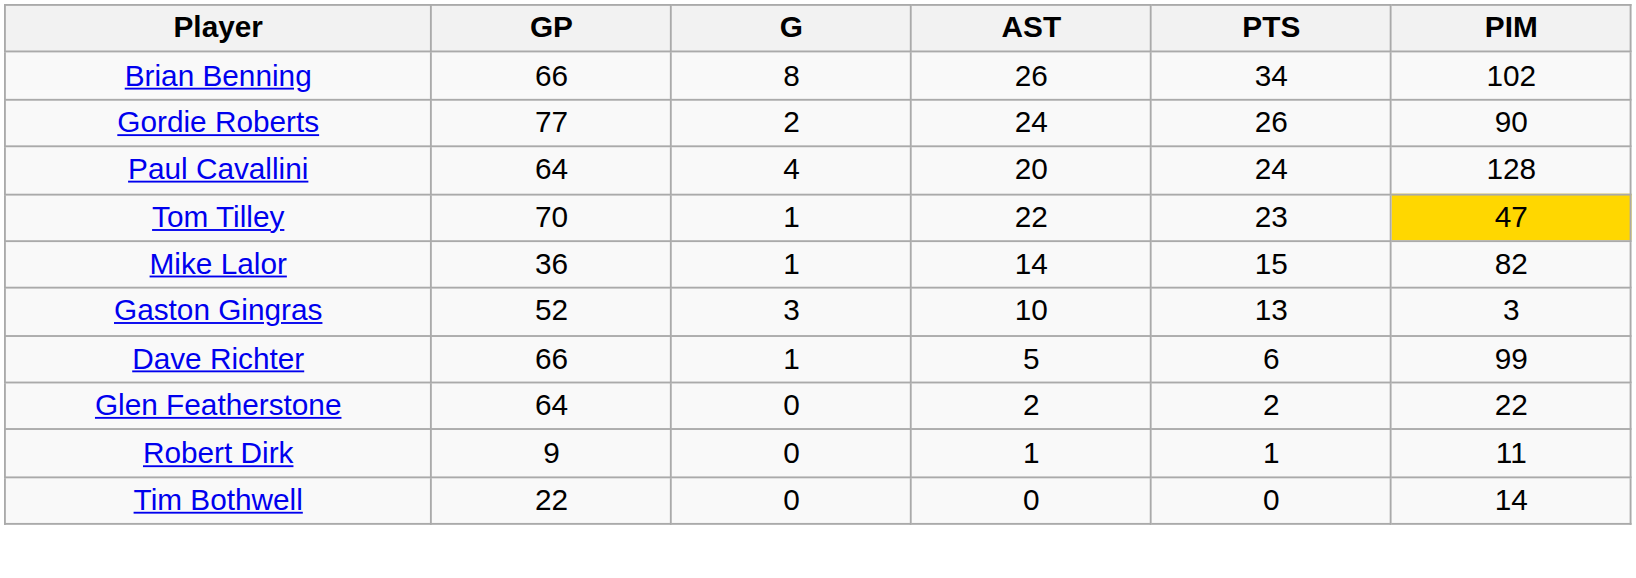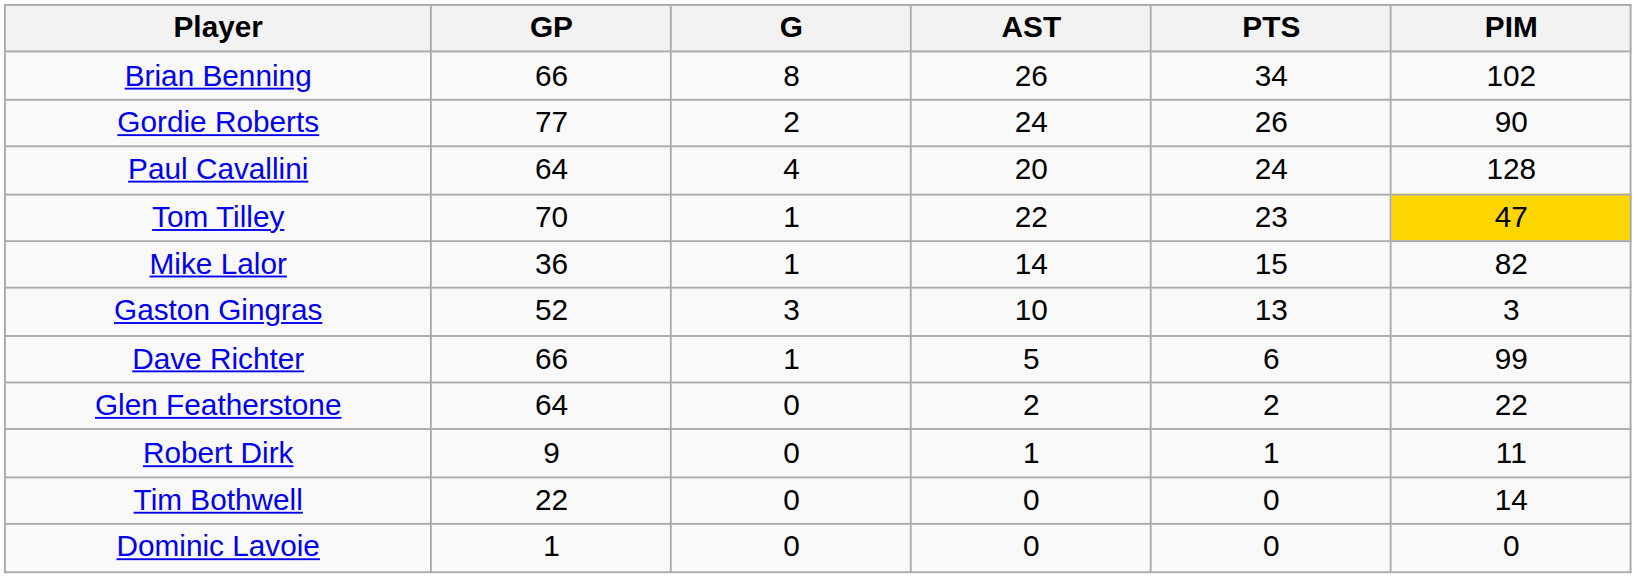+ row: (218, 547)
